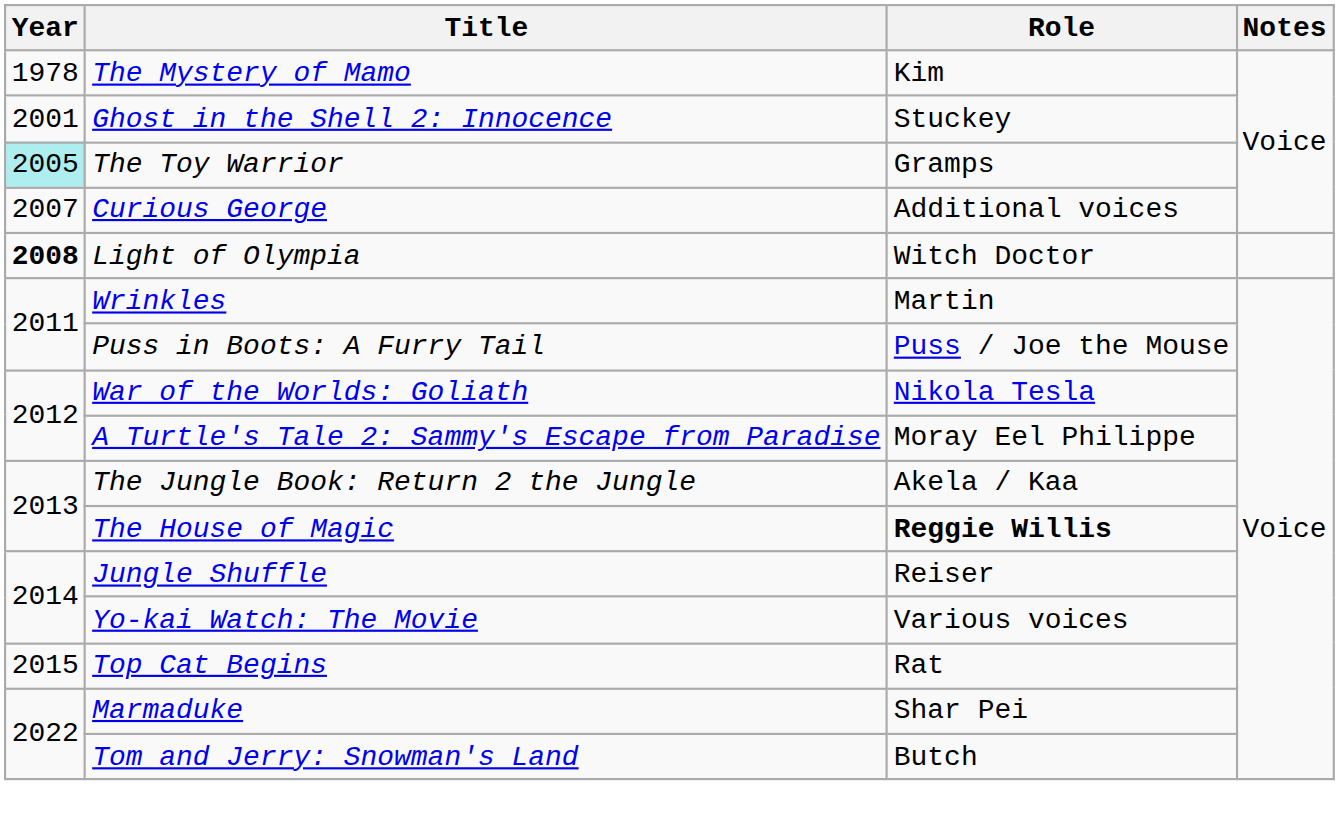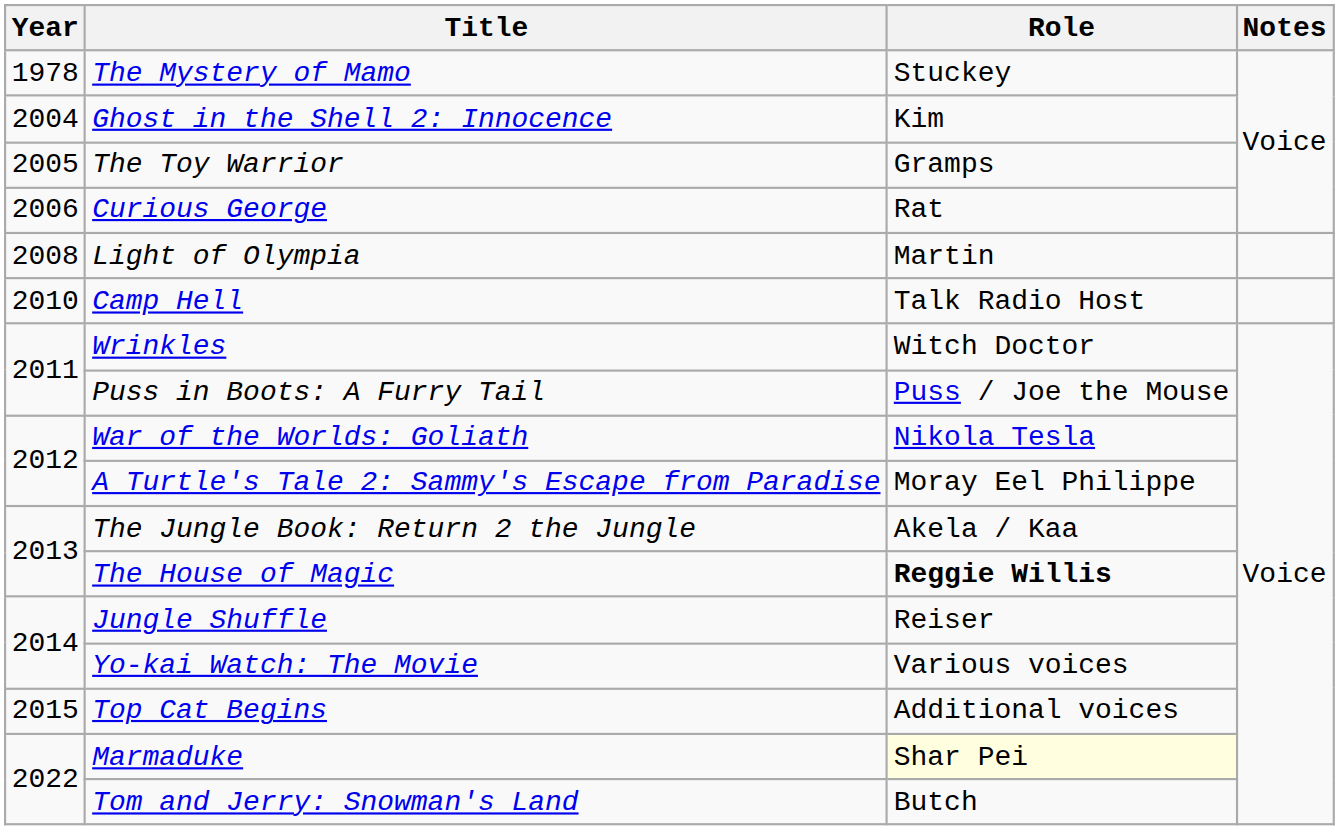(919, 73) Kim -> (953, 73) Stuckey
(45, 119) 2001 -> (45, 119) 2004
(953, 119) Stuckey -> (919, 119) Kim
(45, 165) paleturquoise background -> (45, 165) no background
(45, 210) 2007 -> (45, 210) 2006
(1036, 210) Additional voices -> (919, 210) Rat
(45, 256) bold -> (45, 256) normal
(994, 256) Witch Doctor -> (944, 256) Martin
+ row: (168, 301)
(944, 301) Martin -> (994, 347) Witch Doctor
(919, 666) Rat -> (1036, 711) Additional voices
(961, 711) no background -> (961, 757) lightyellow background
